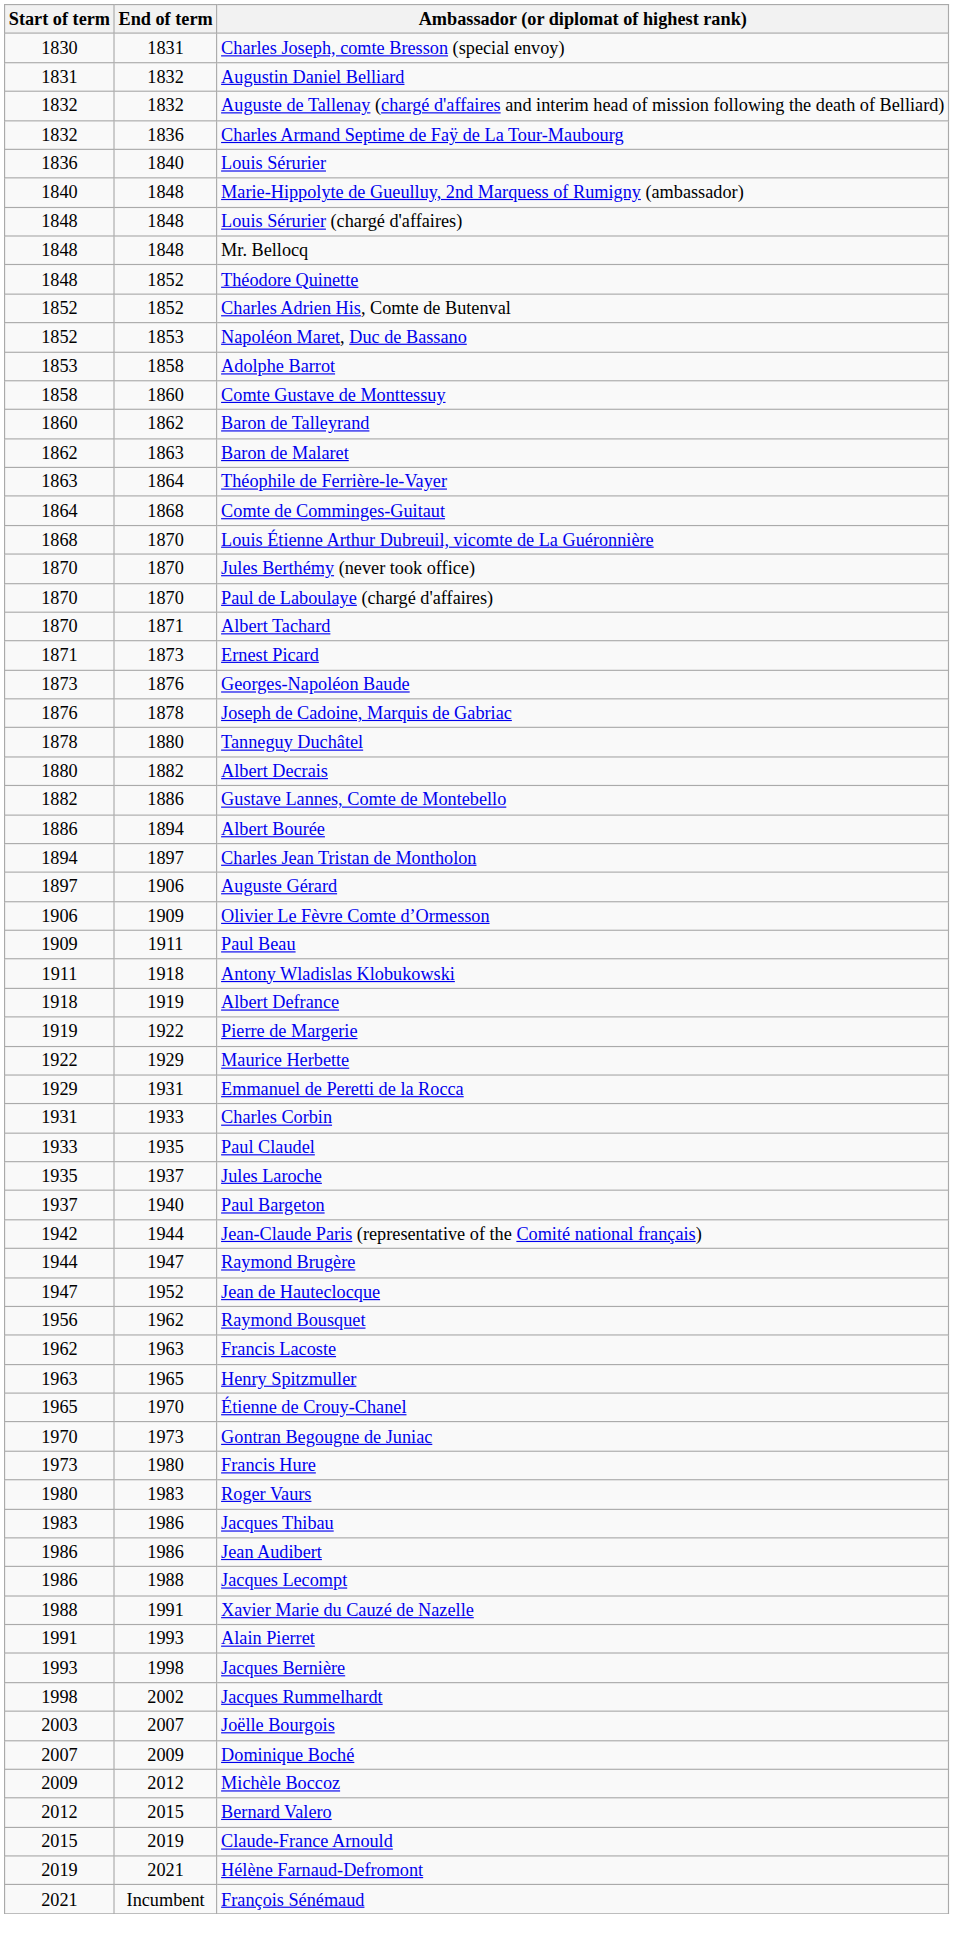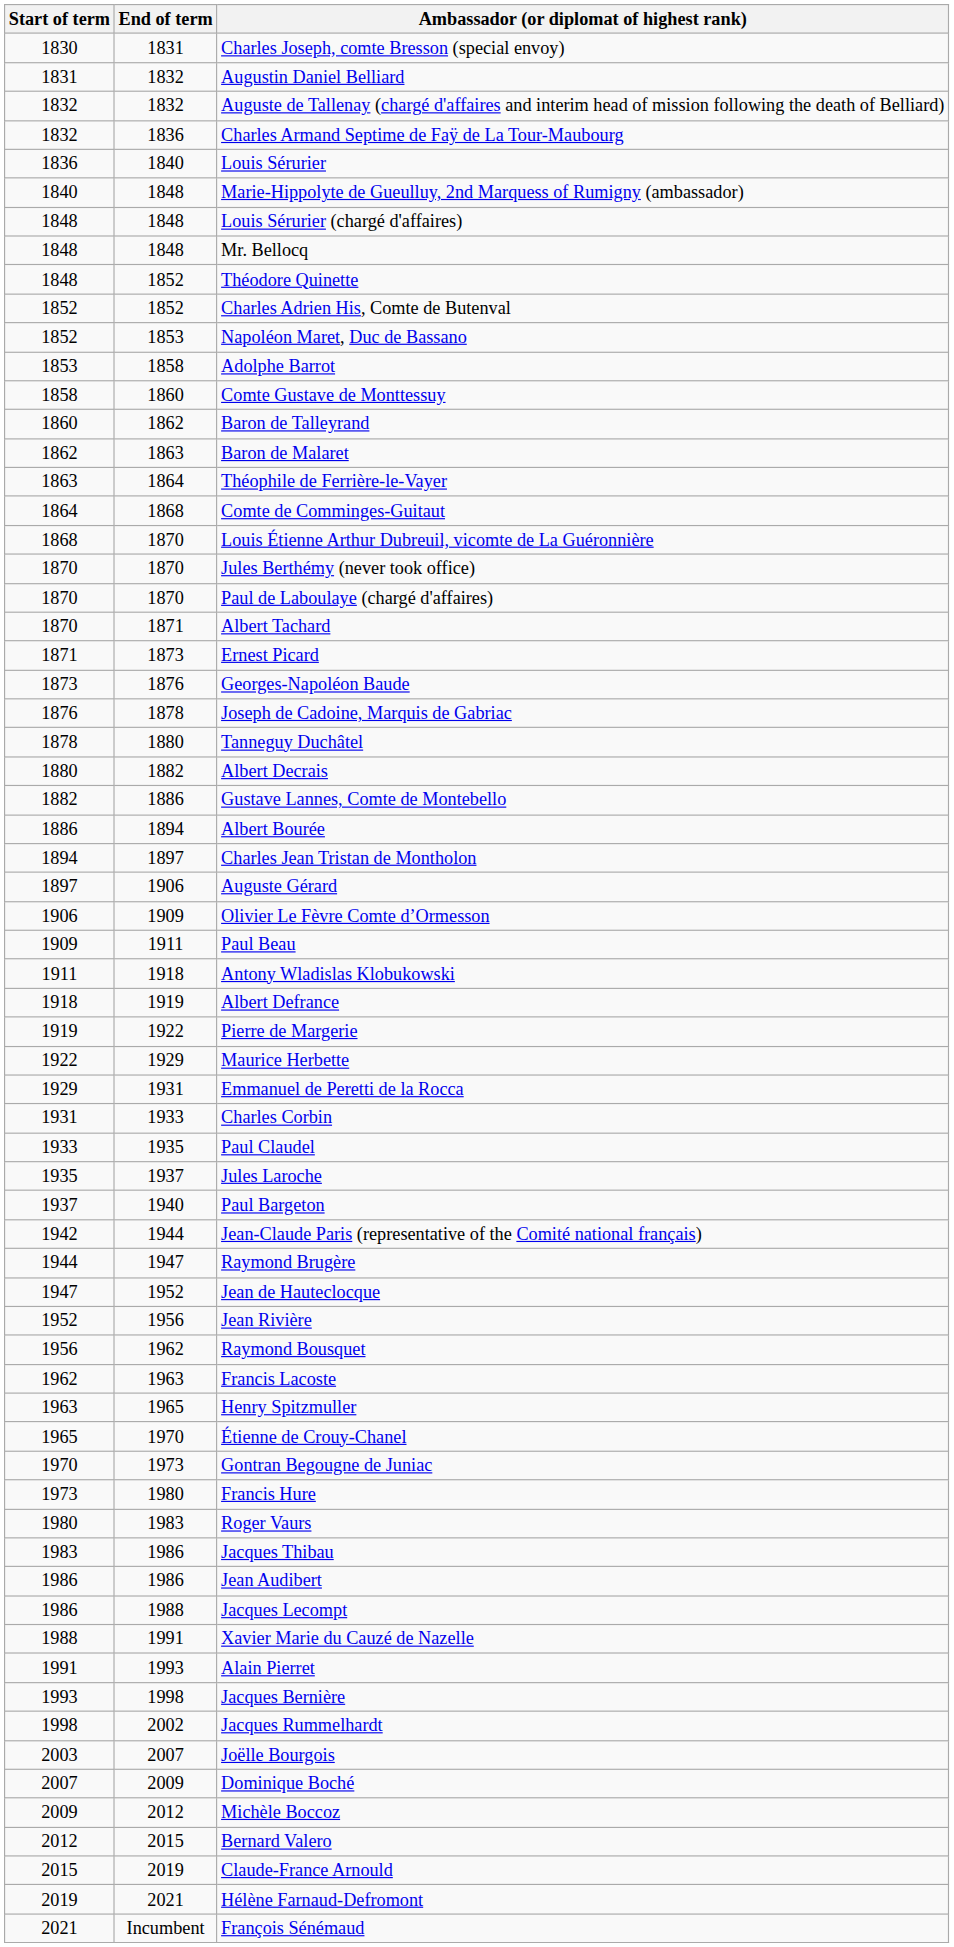+ row: (266, 1320)
